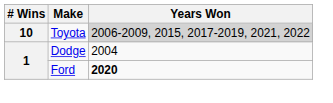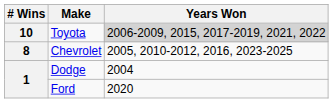+ row: (76, 51)
(104, 70) bold -> (120, 89) normal
